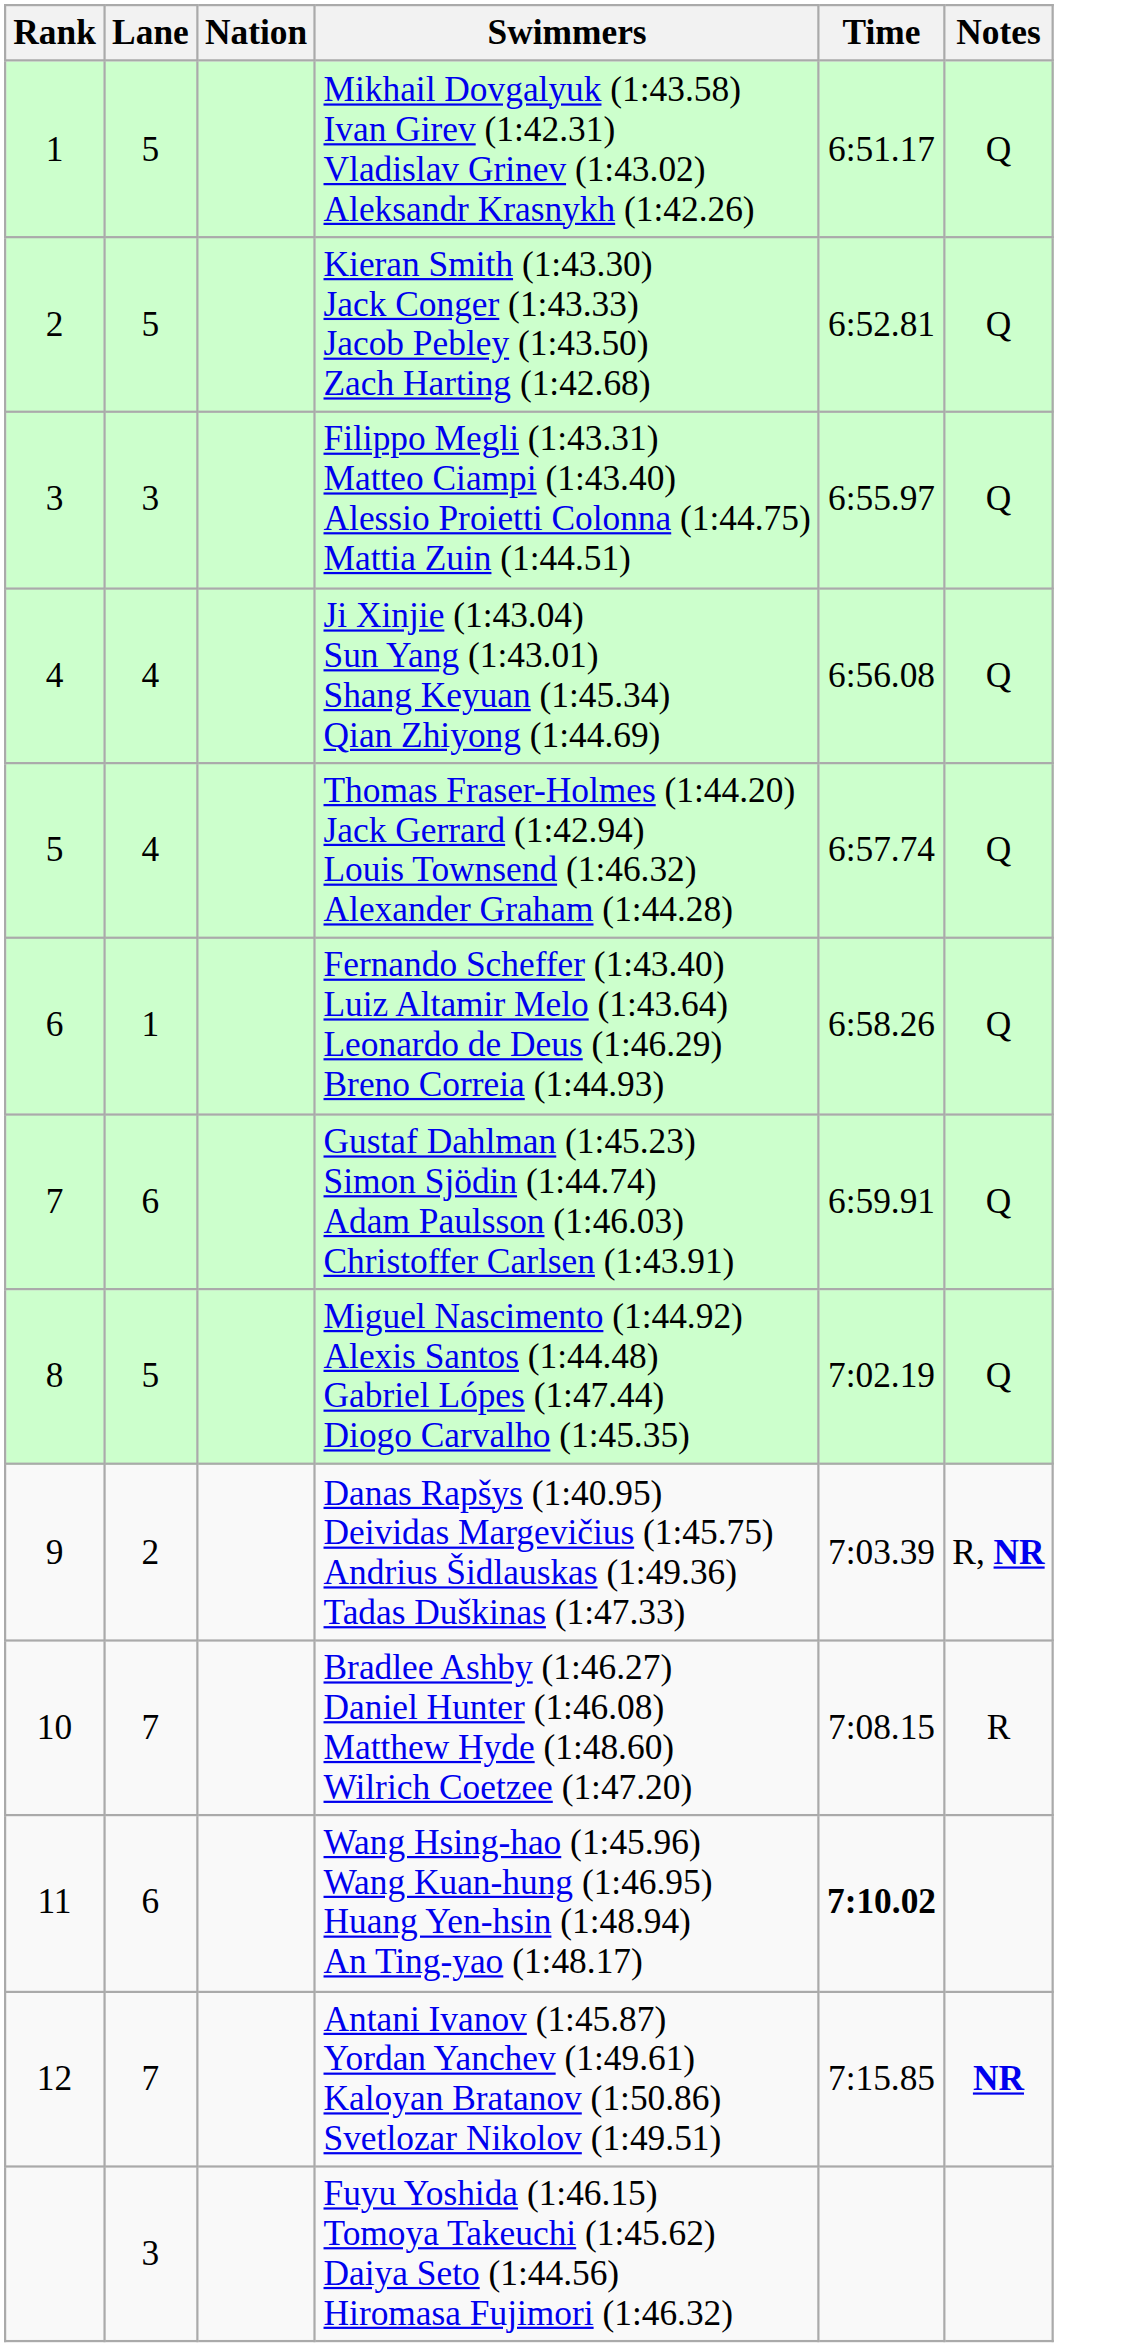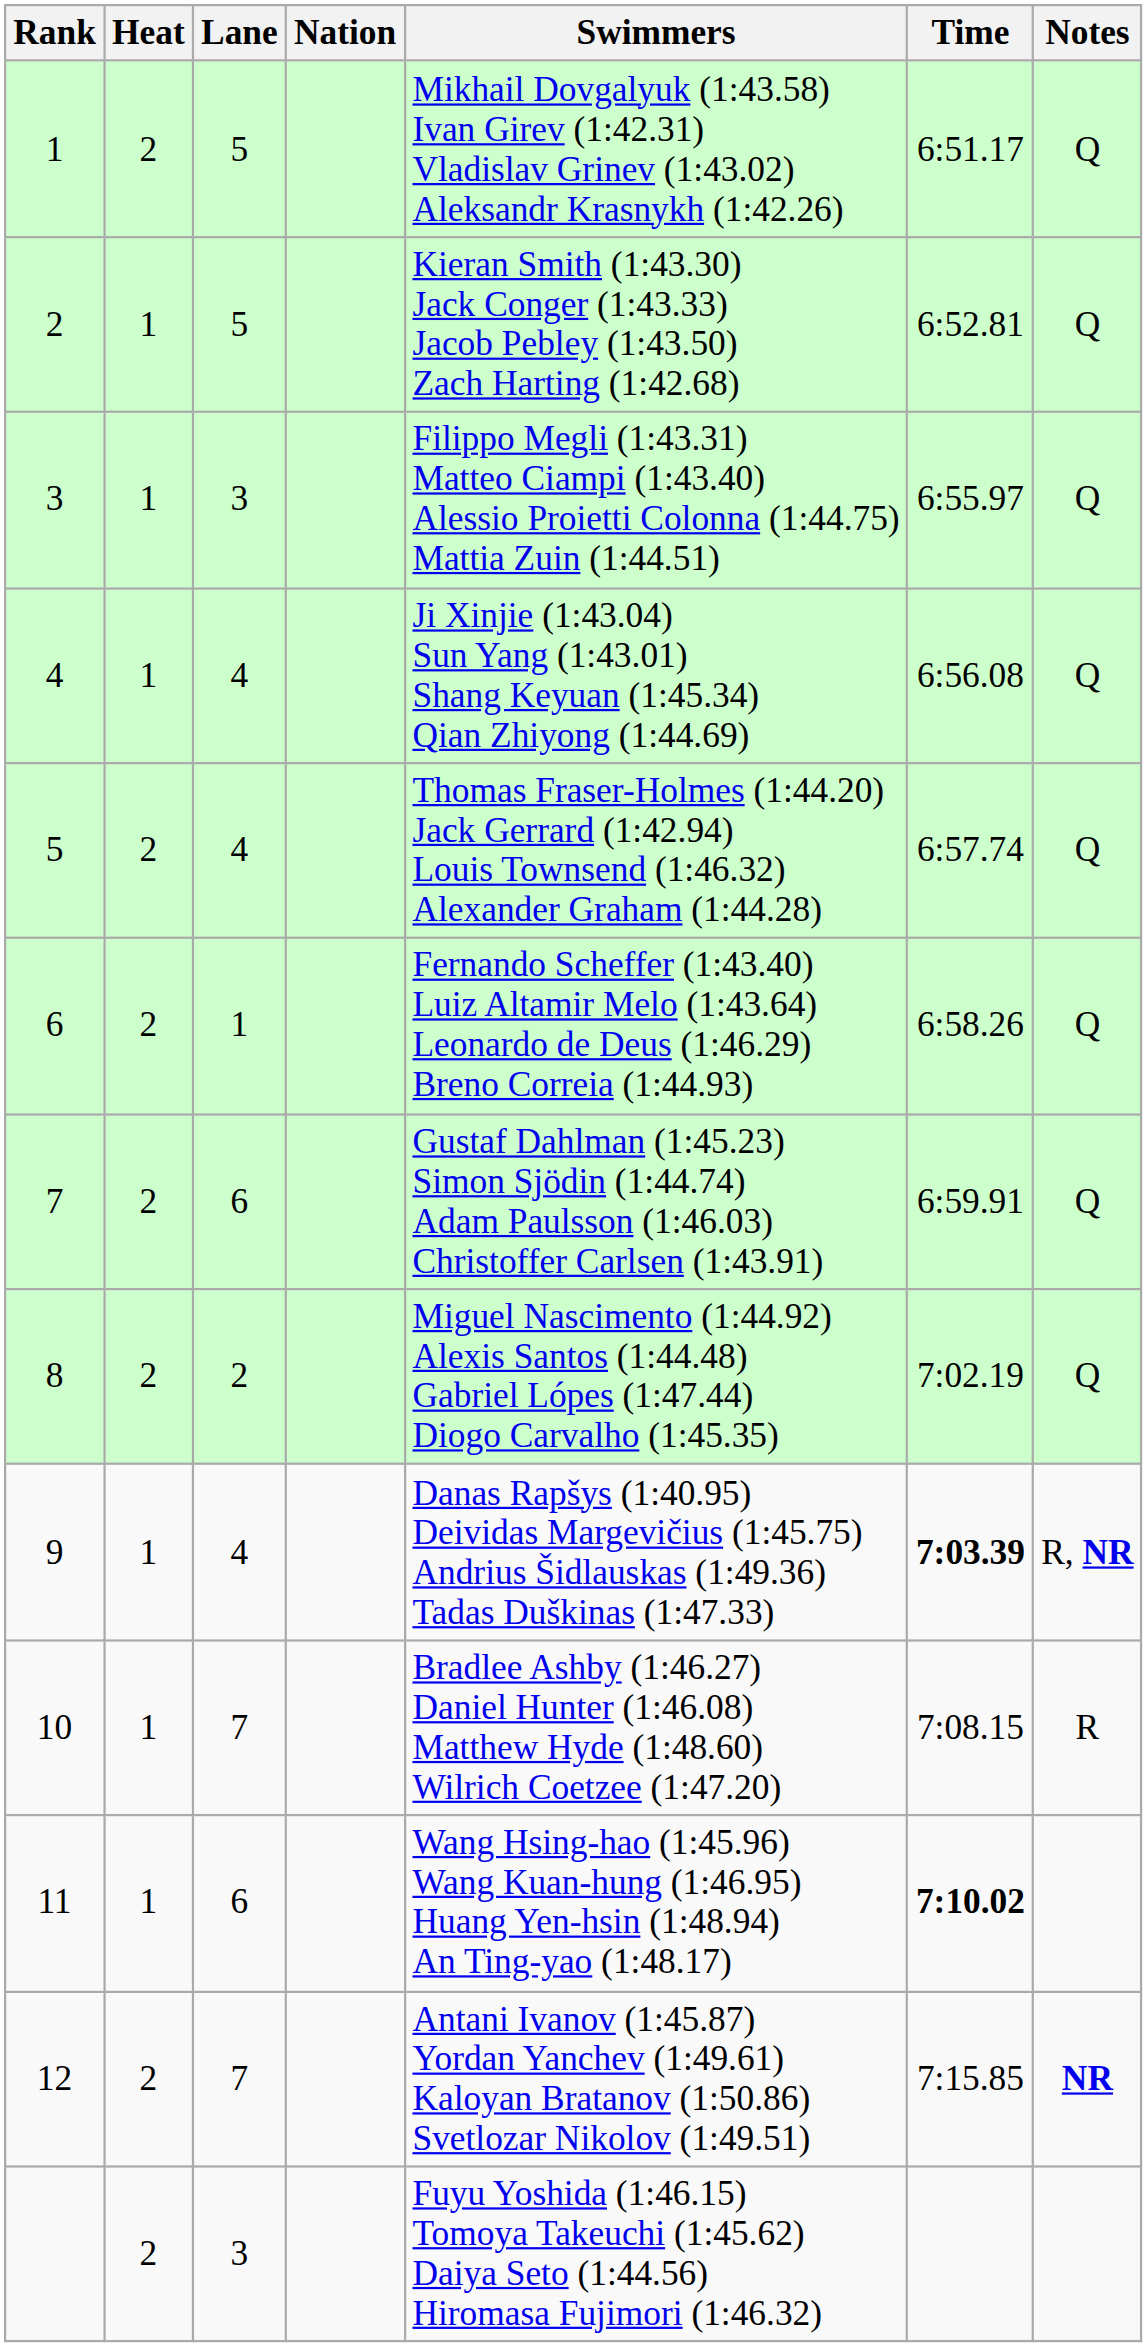+ column: (148, 32)
(150, 1376) 5 -> (239, 1376) 2
(150, 1551) 2 -> (239, 1551) 4
(881, 1551) normal -> (970, 1551) bold
